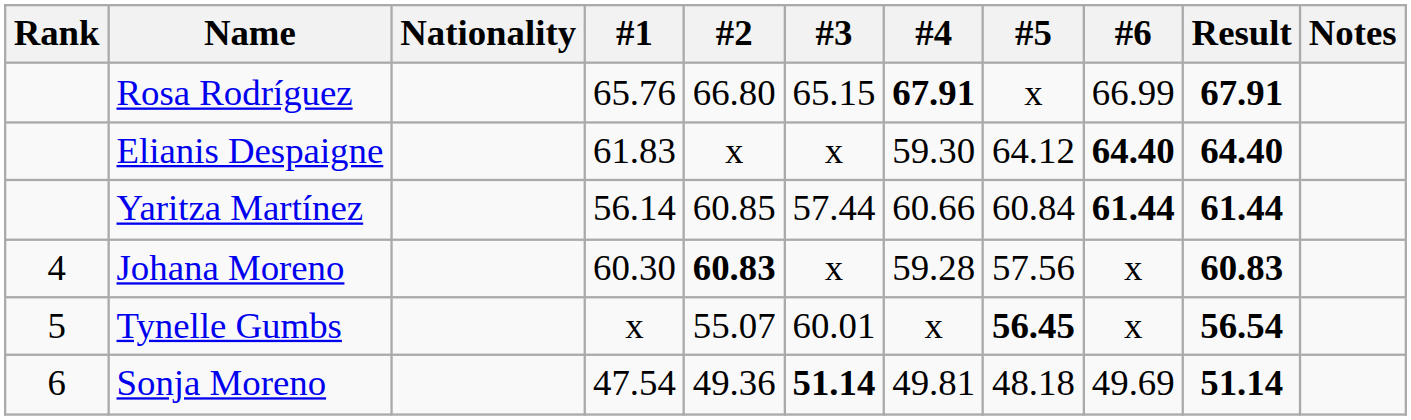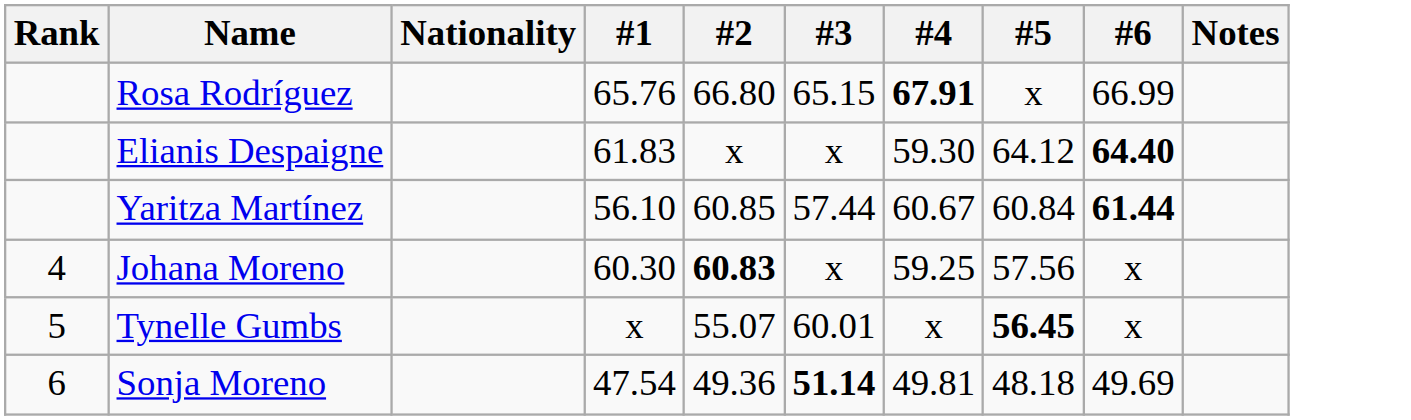- column: (1242, 33)
(634, 208) 56.14 -> (634, 208) 56.10
(934, 208) 60.66 -> (934, 208) 60.67
(934, 267) 59.28 -> (934, 267) 59.25
